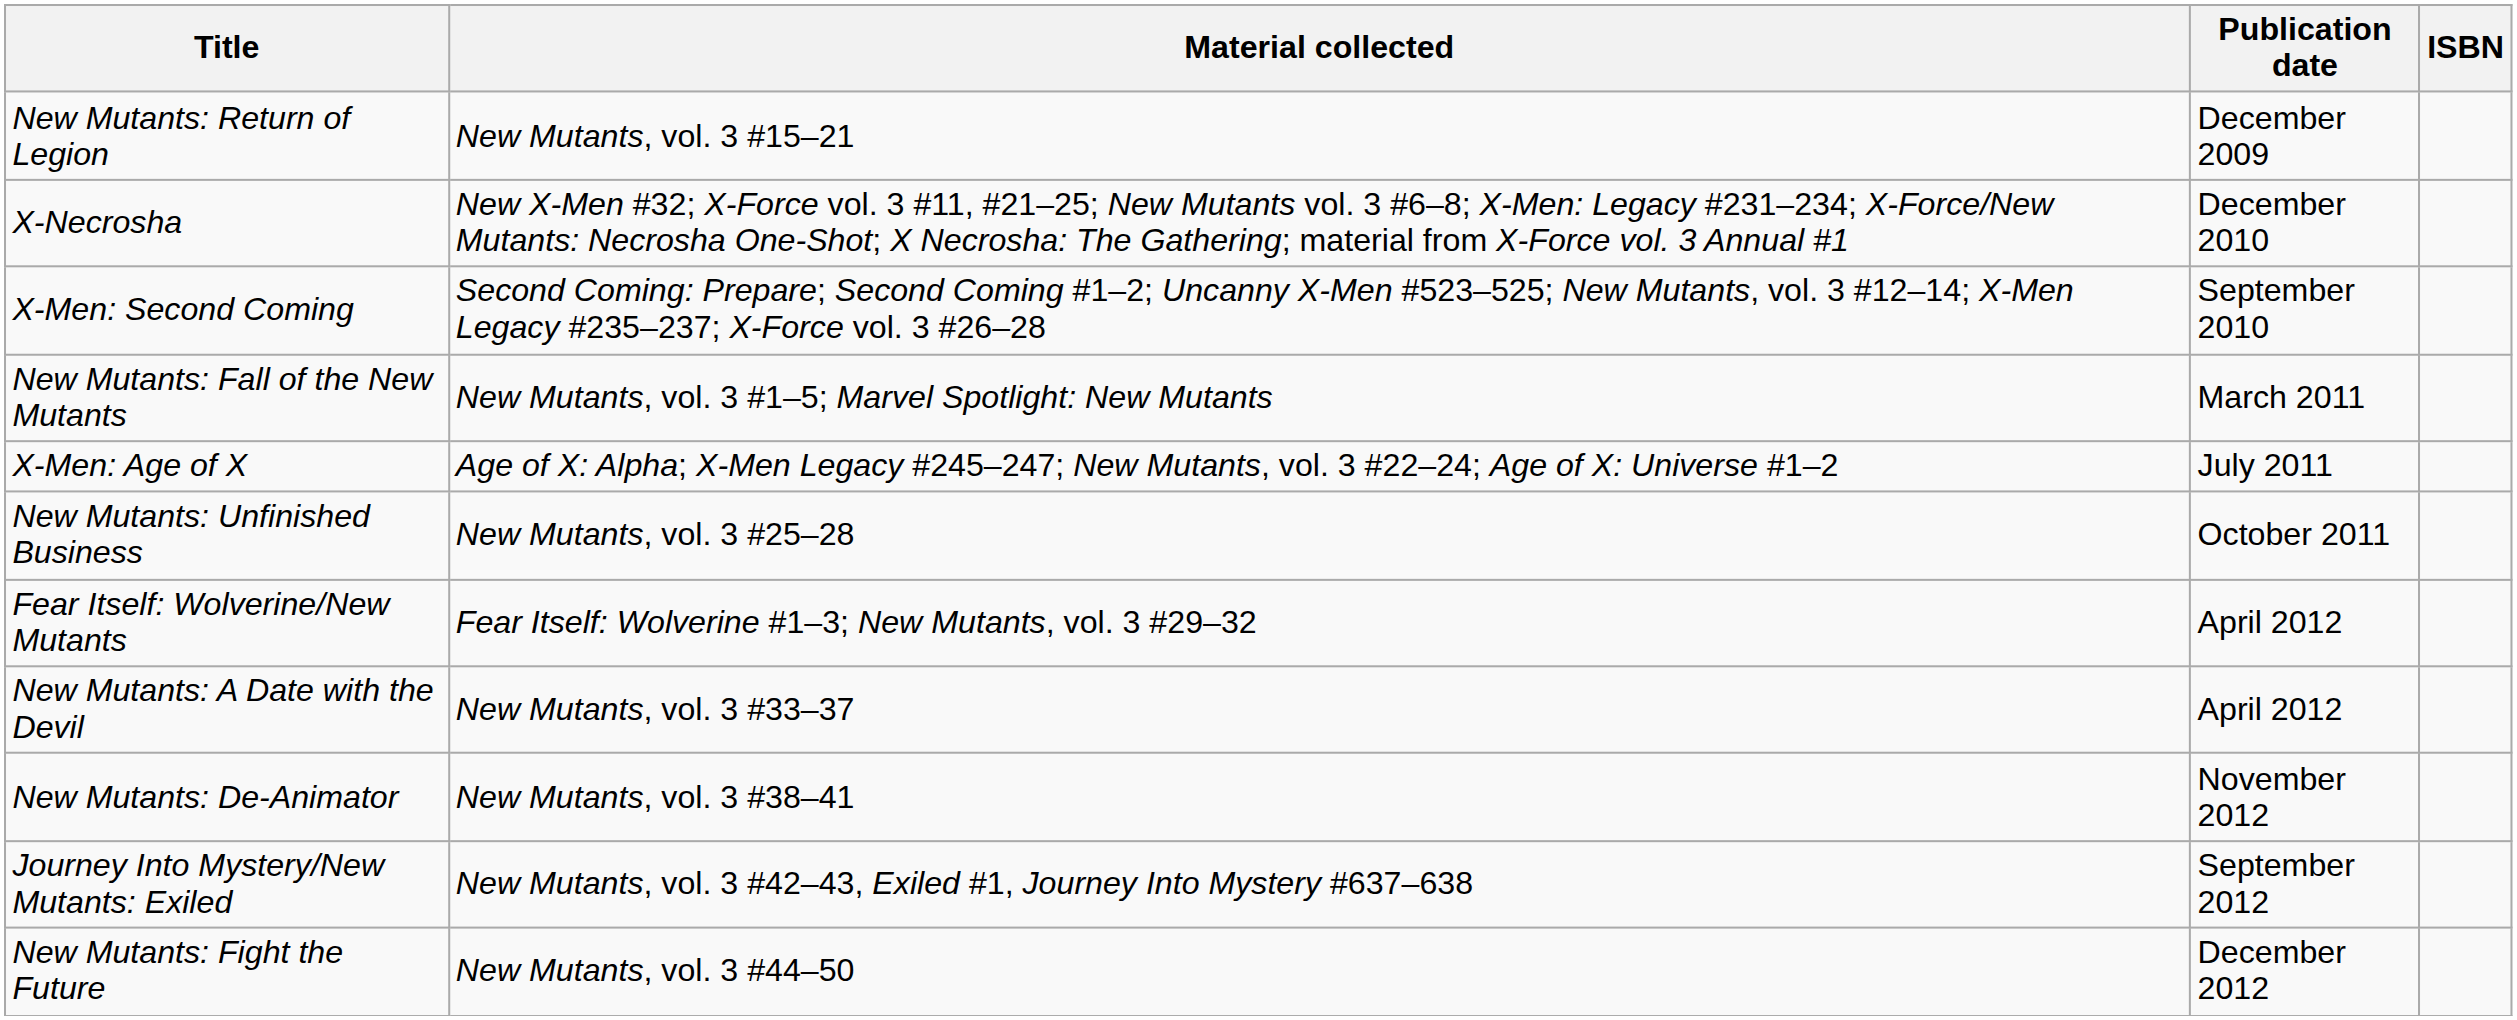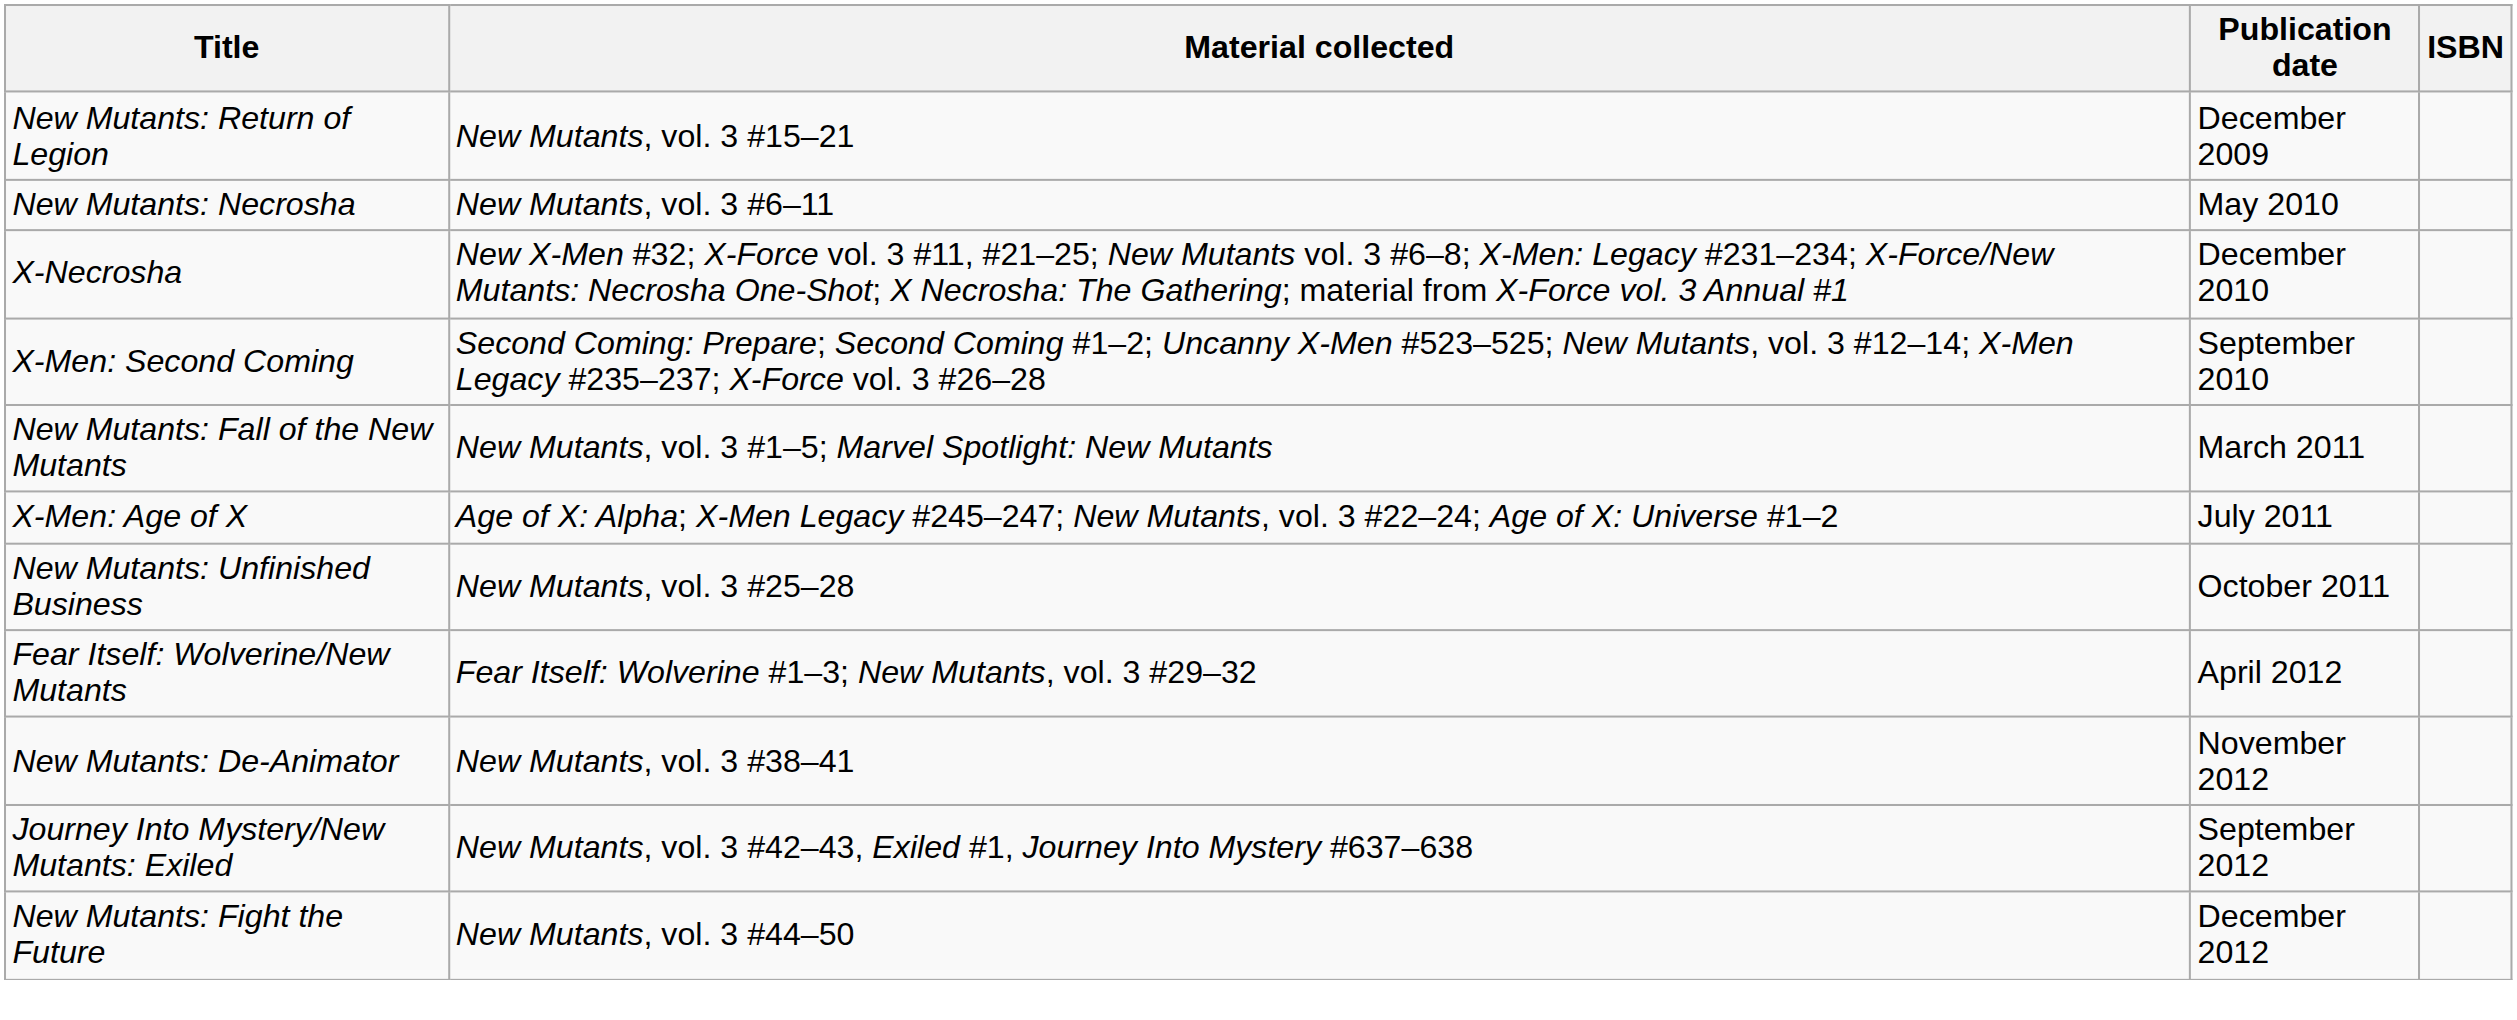+ row: (184, 204)
- row: (223, 709)
